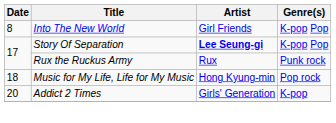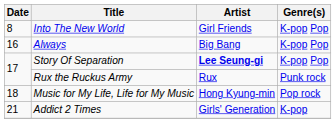+ row: (50, 45)
(12, 93) 20 -> (12, 110) 21
